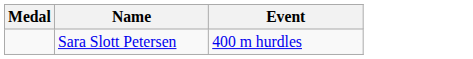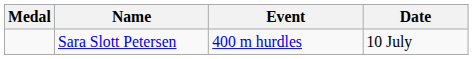+ column: (415, 16)
